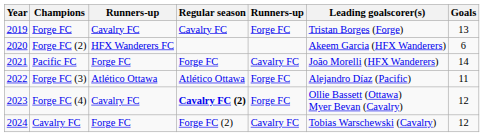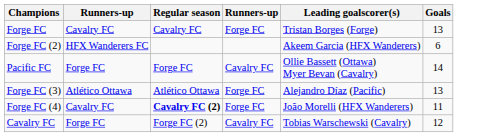- column: (17, 12)
(374, 62) João Morelli (HFX Wanderers) -> (330, 68) Ollie Bassett (Ottawa) Myer Bevan (Cavalry)
(463, 78) 11 -> (438, 90) 13
(356, 101) Ollie Bassett (Ottawa) Myer Bevan (Cavalry) -> (348, 106) João Morelli (HFX Wanderers)
(463, 101) 12 -> (438, 106) 11
